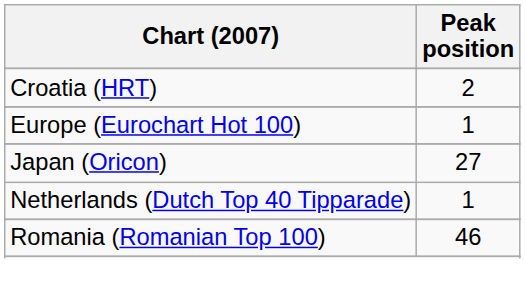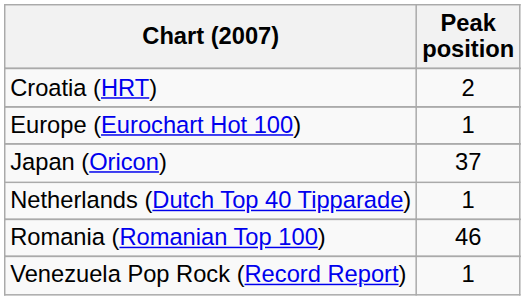(468, 162) 27 -> (468, 162) 37
+ row: (208, 275)
